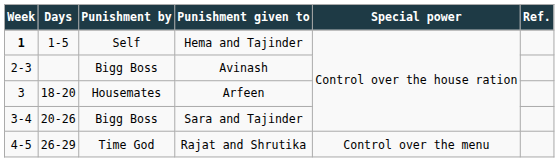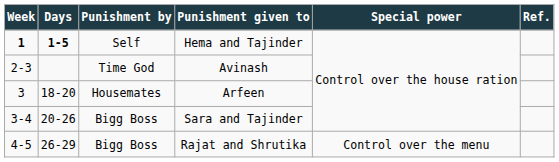(58, 42) normal -> (58, 42) bold
(126, 68) Bigg Boss -> (126, 68) Time God
(126, 144) Time God -> (126, 144) Bigg Boss
